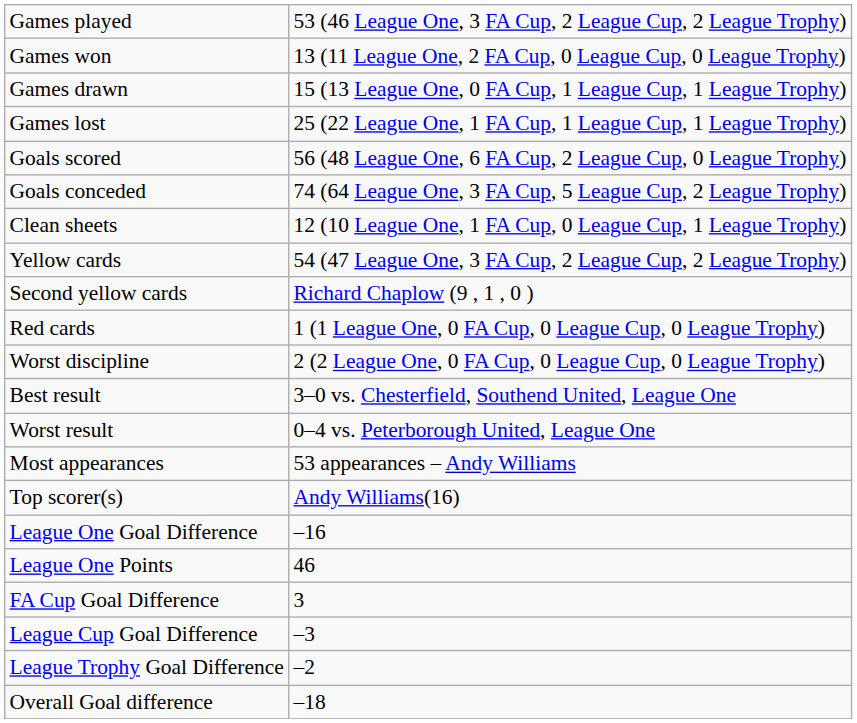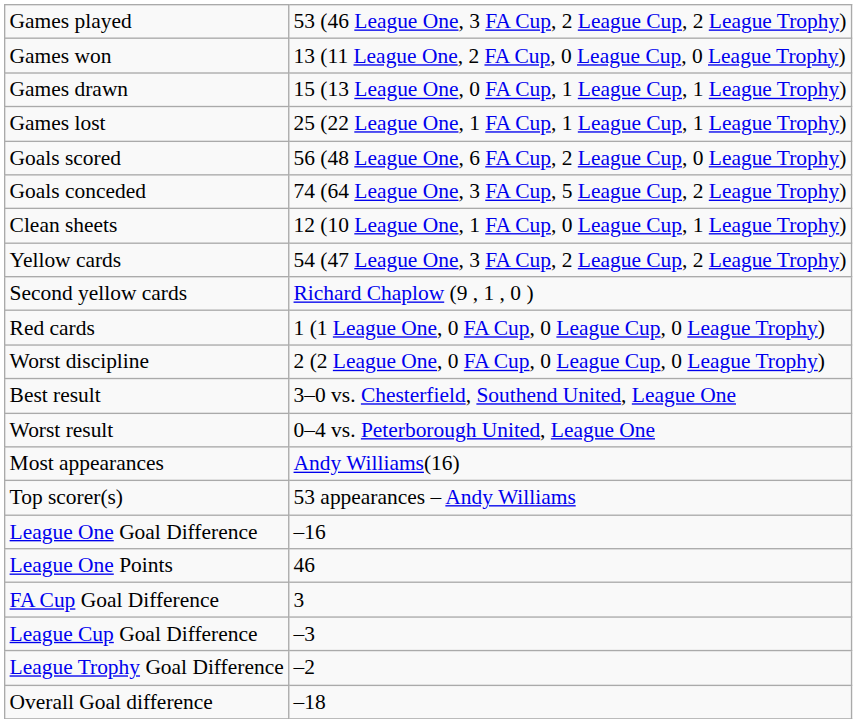(435, 463) 53 appearances – Andy Williams -> (377, 463) Andy Williams(16)
(377, 497) Andy Williams(16) -> (435, 497) 53 appearances – Andy Williams
